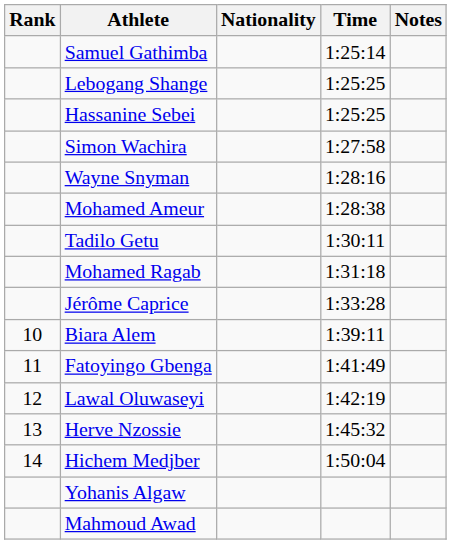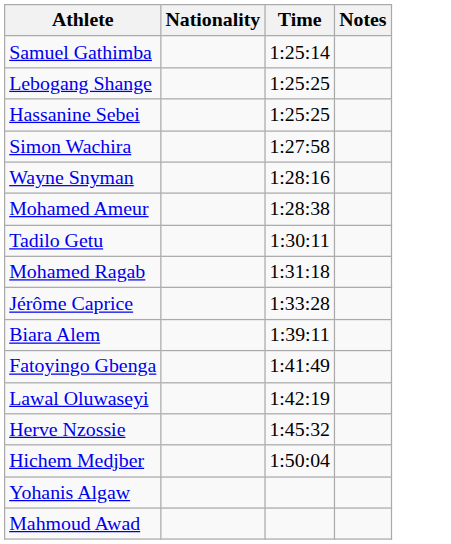- column: (32, 20)
